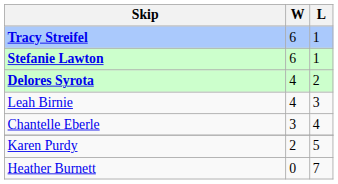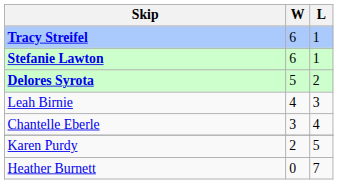(293, 80) 4 -> (293, 80) 5
